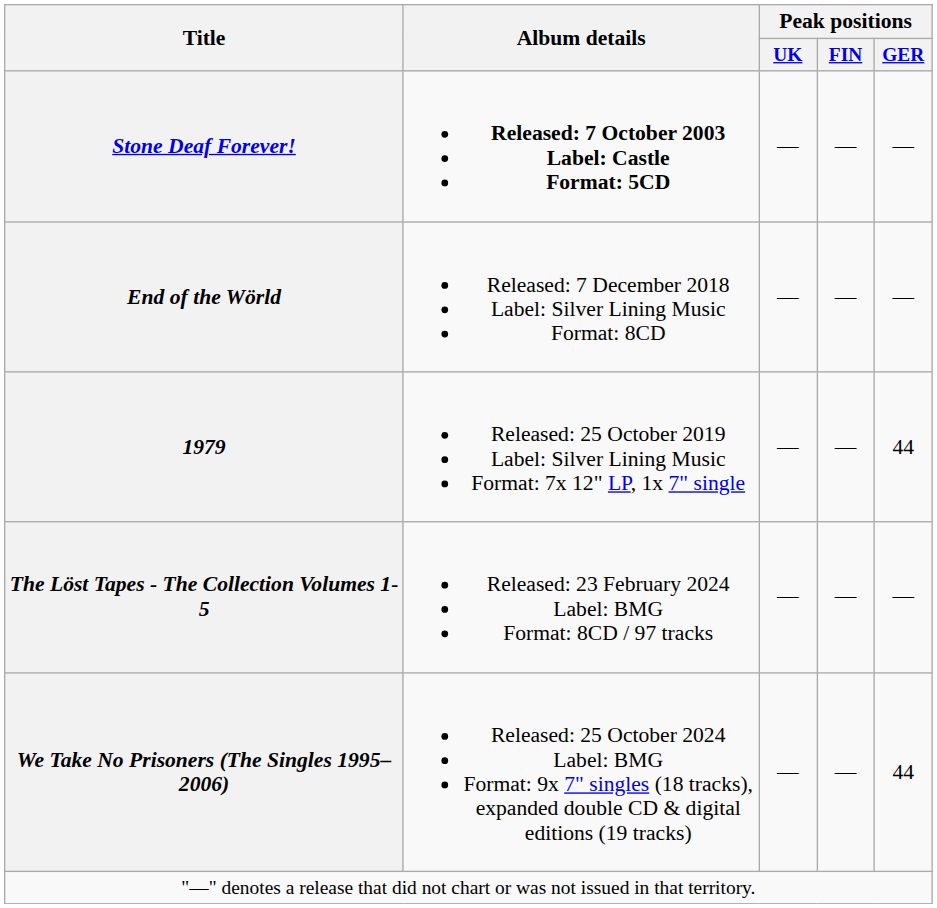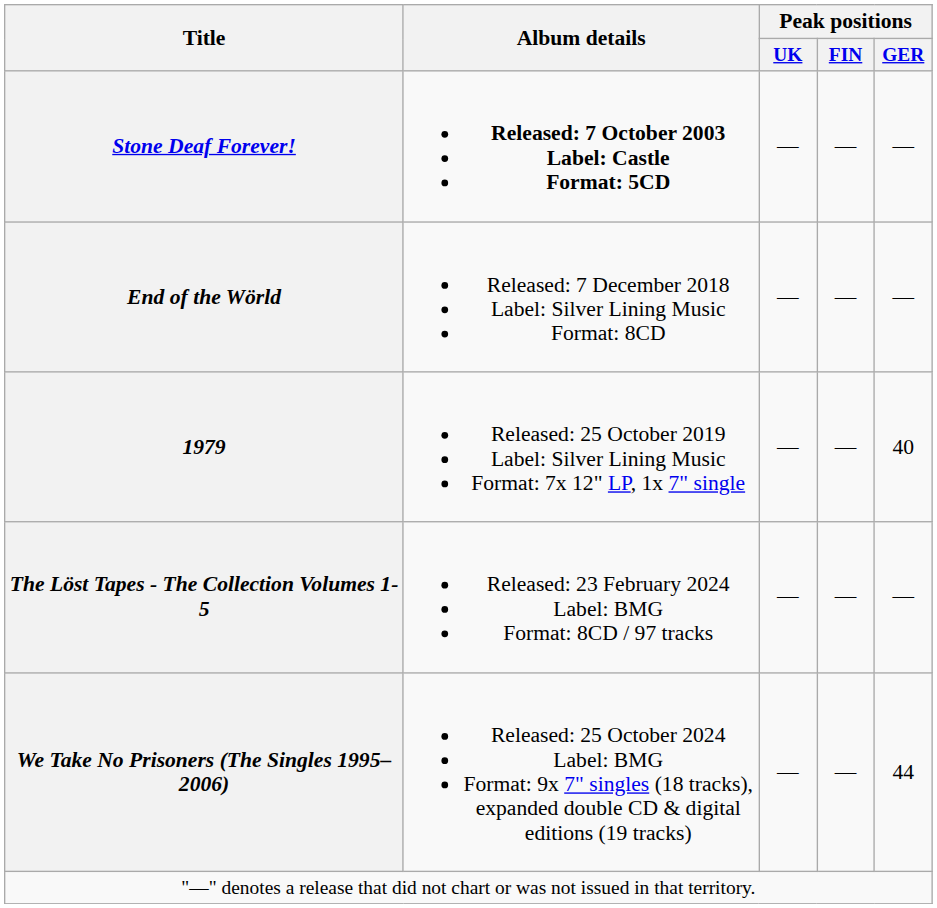(903, 446) 44 -> (903, 446) 40
